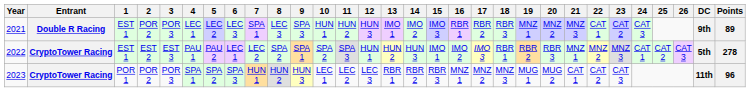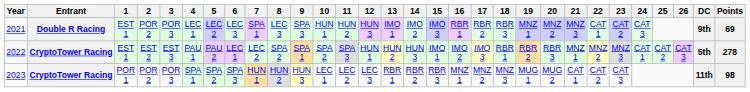(730, 29) 89 -> (730, 29) 69
(730, 75) 96 -> (730, 75) 98
